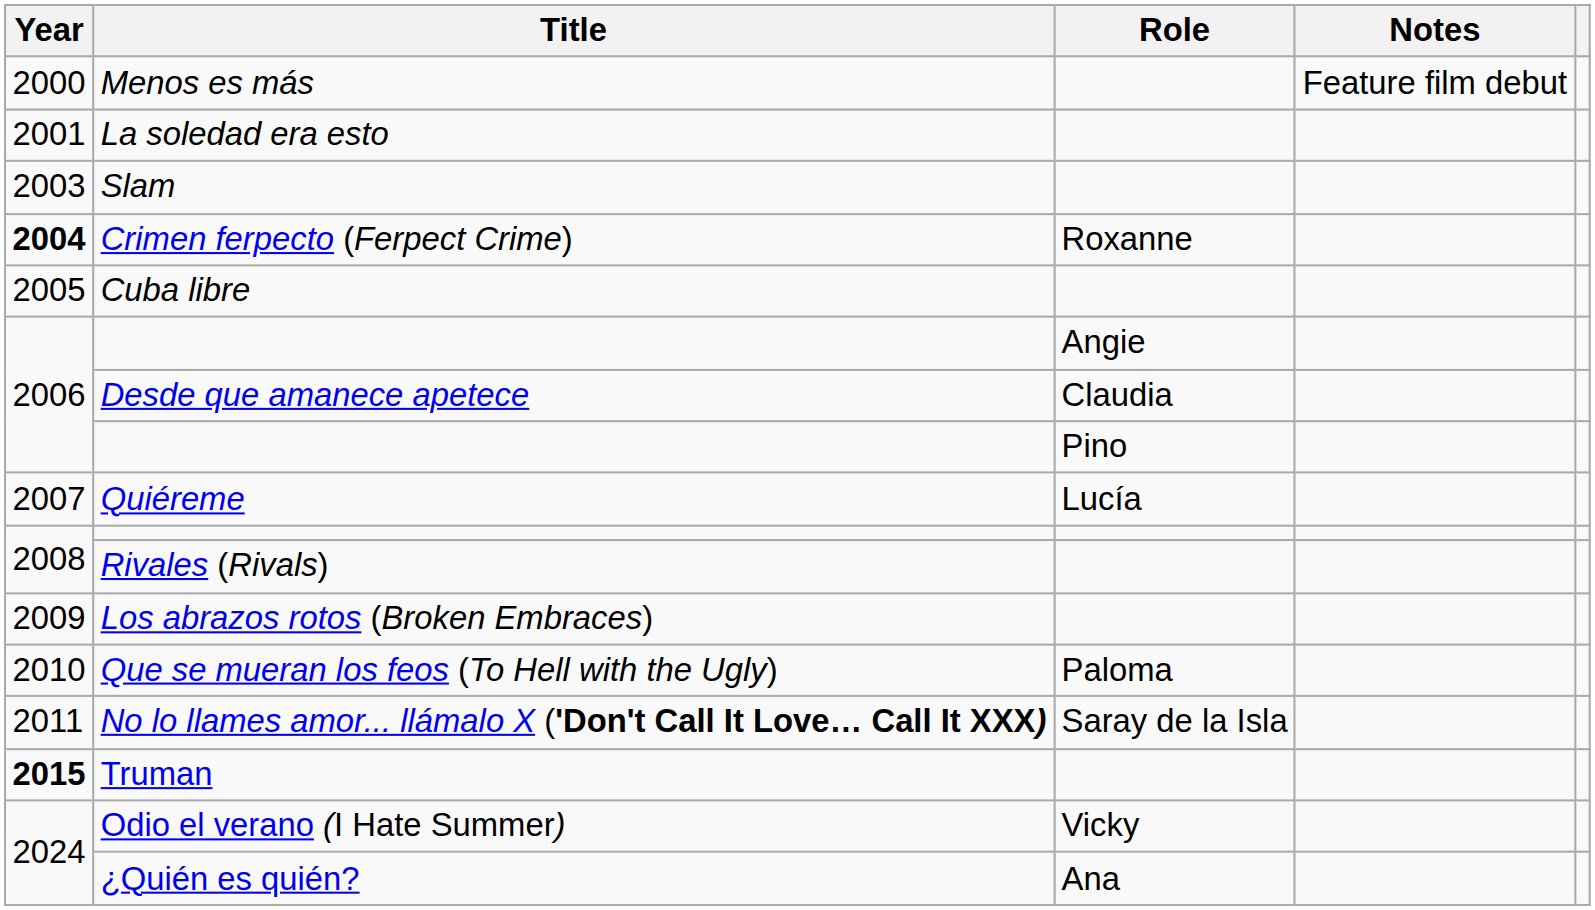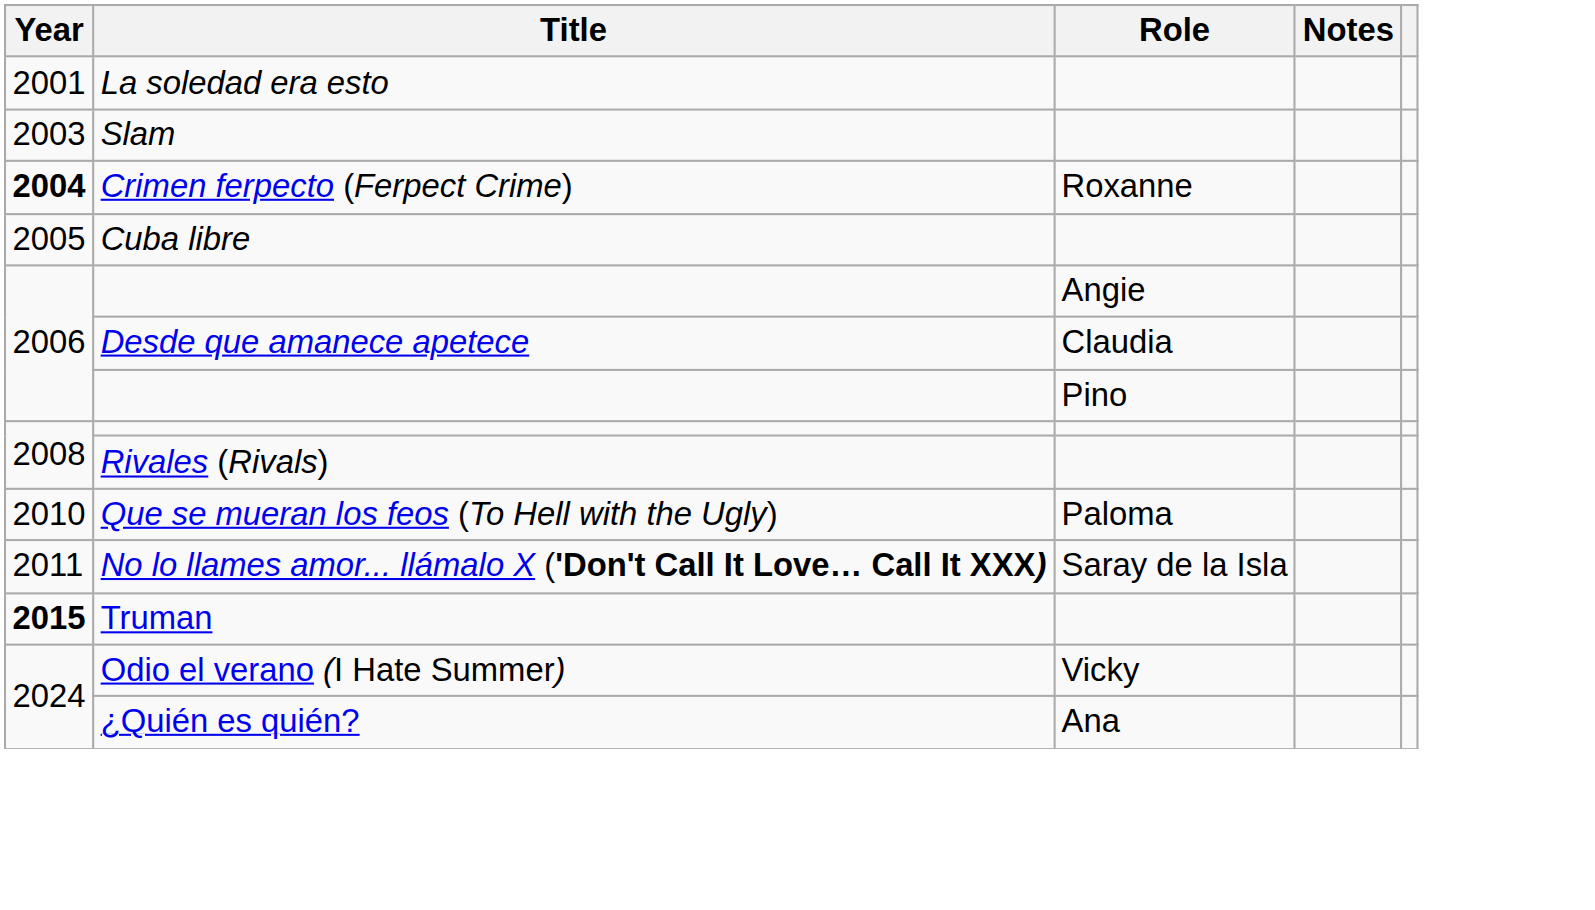- row: (207, 82)
- row: (173, 498)
- row: (377, 617)
